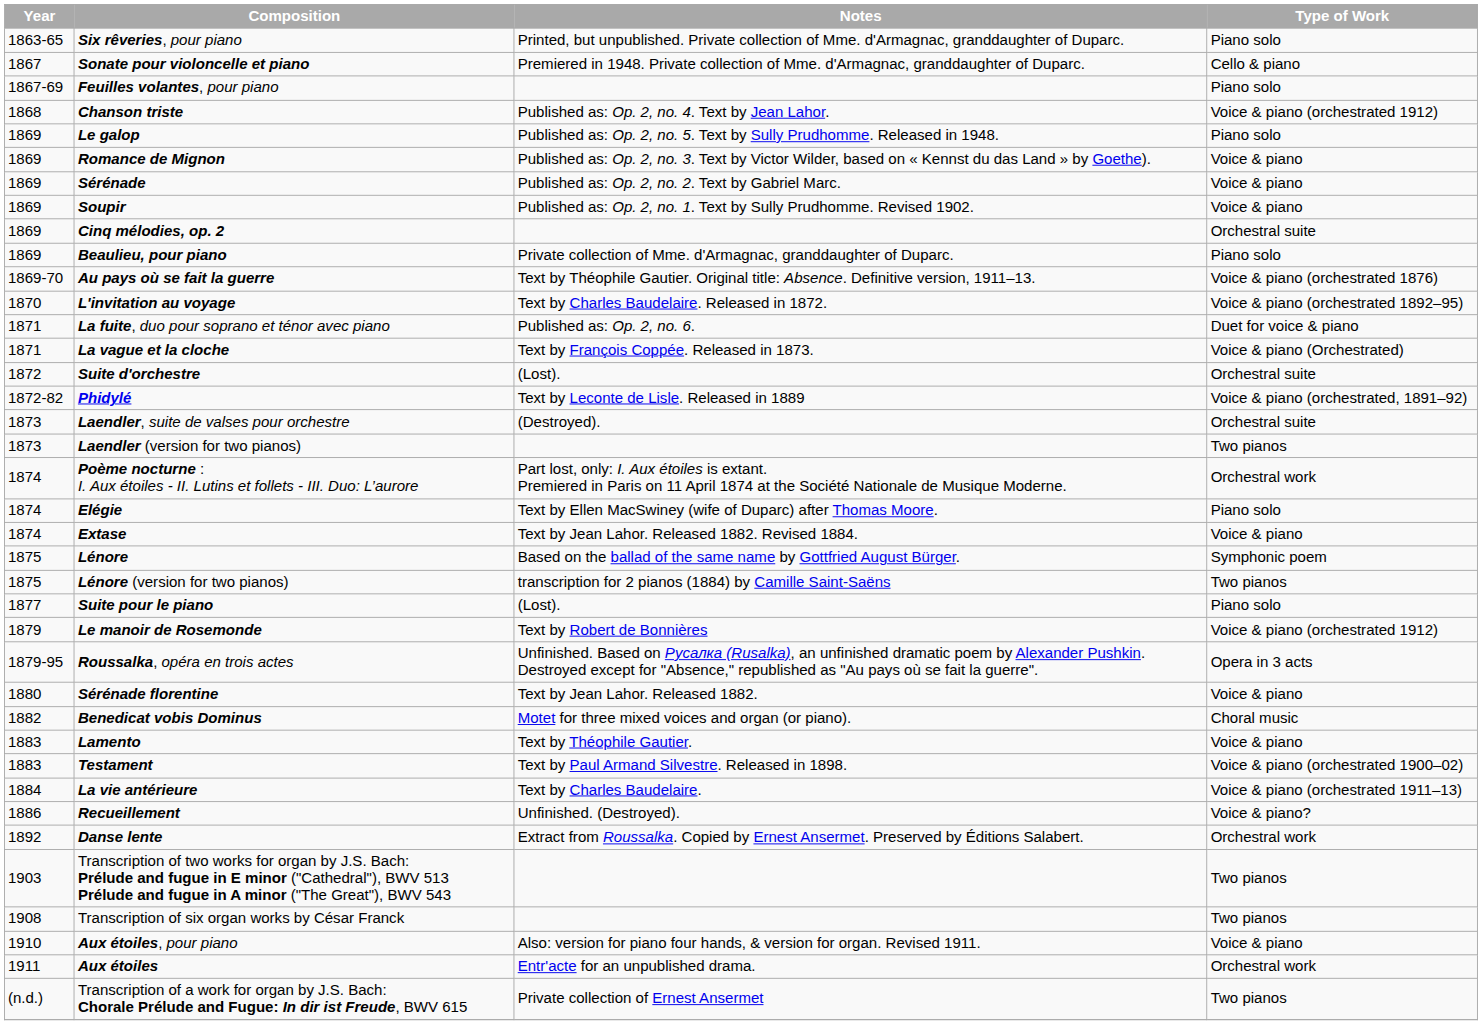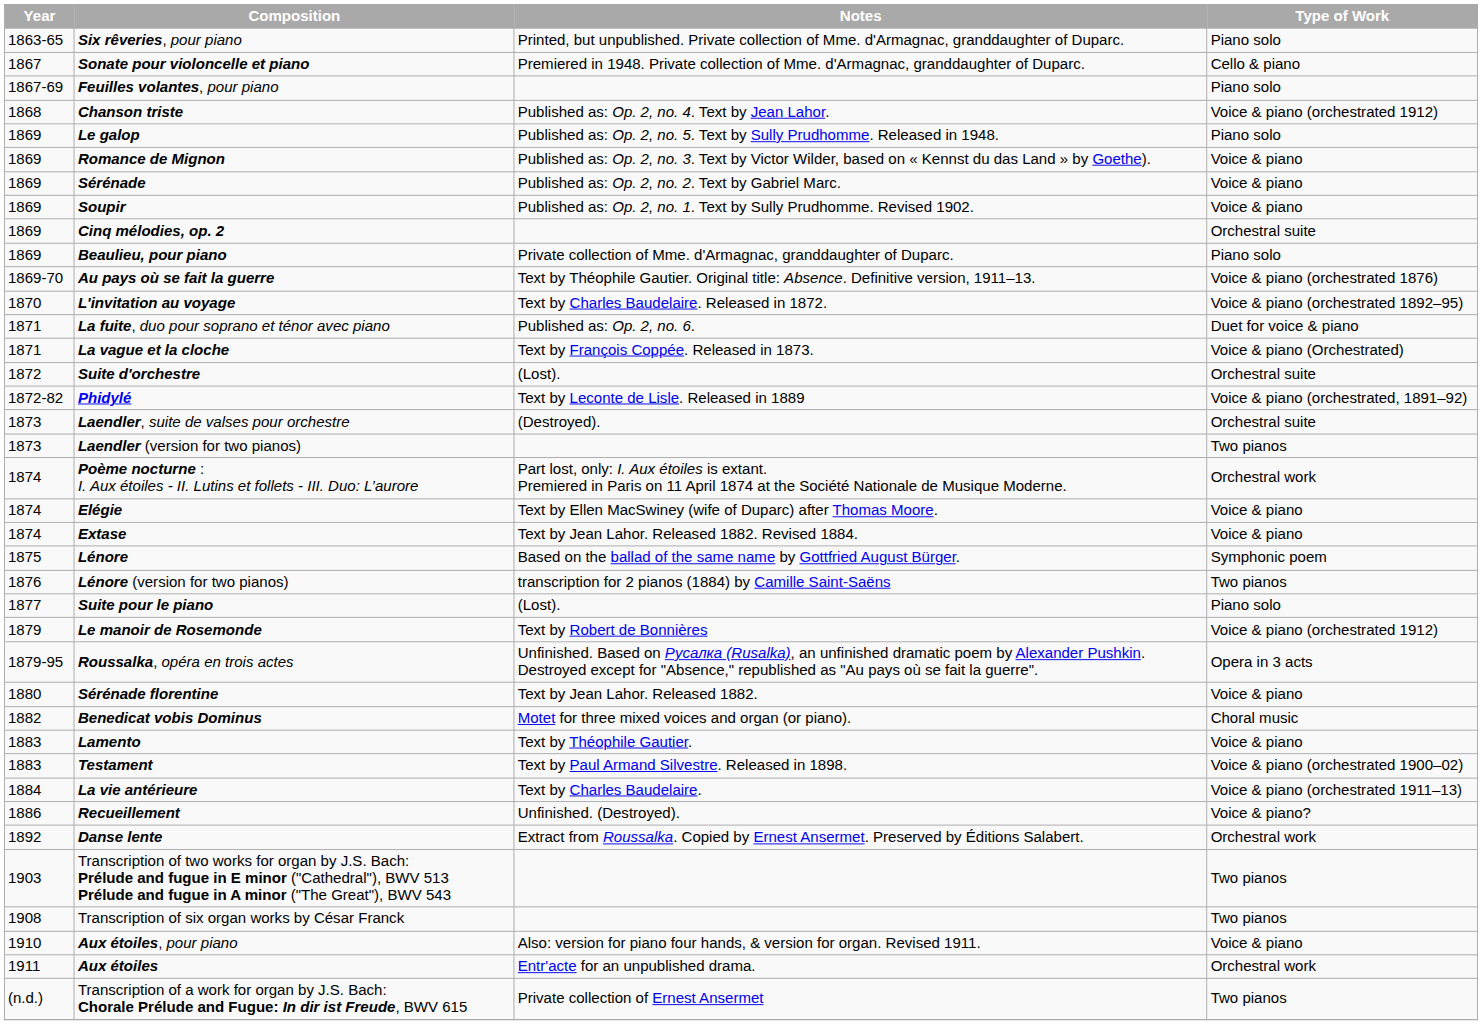(1246, 510) Piano solo -> (1257, 510) Voice & piano
(25, 581) 1875 -> (25, 581) 1876
